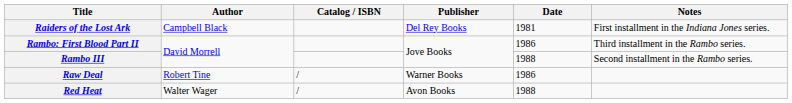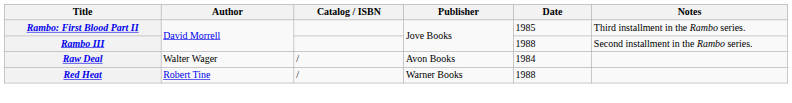- row: (83, 28)
(525, 43) 1986 -> (525, 28) 1985
(187, 75) Robert Tine -> (190, 59) Walter Wager
(434, 75) Warner Books -> (431, 59) Avon Books
(525, 75) 1986 -> (525, 59) 1984
(190, 91) Walter Wager -> (187, 75) Robert Tine
(431, 91) Avon Books -> (434, 75) Warner Books
